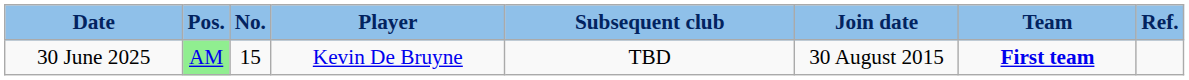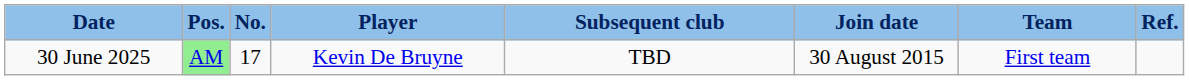(250, 57) 15 -> (250, 57) 17
(1047, 57) bold -> (1047, 57) normal
